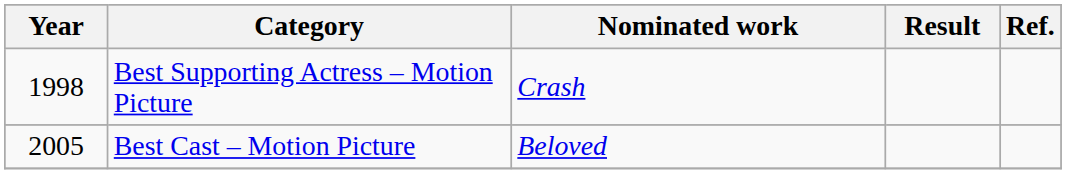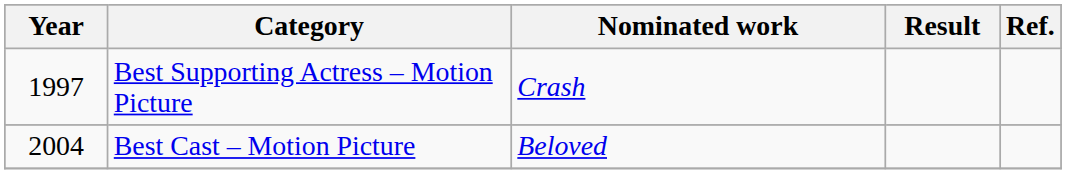(56, 86) 1998 -> (56, 86) 1997
(56, 146) 2005 -> (56, 146) 2004
